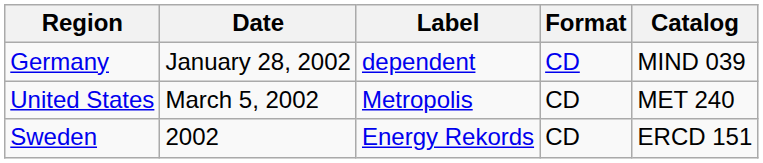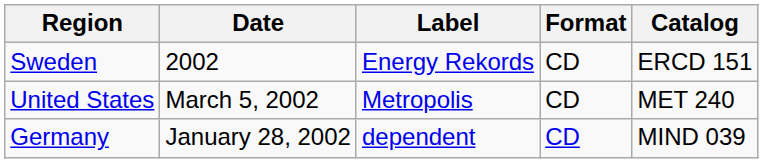rows swapped: (60, 61) <-> (54, 137)
